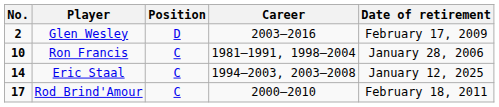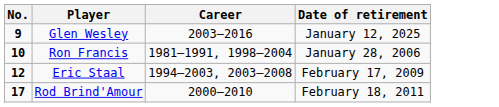- column: (177, 14)
(18, 34) 2 -> (18, 34) 9
(426, 34) February 17, 2009 -> (363, 34) January 12, 2025
(18, 73) 14 -> (18, 73) 12
(426, 73) January 12, 2025 -> (363, 73) February 17, 2009
